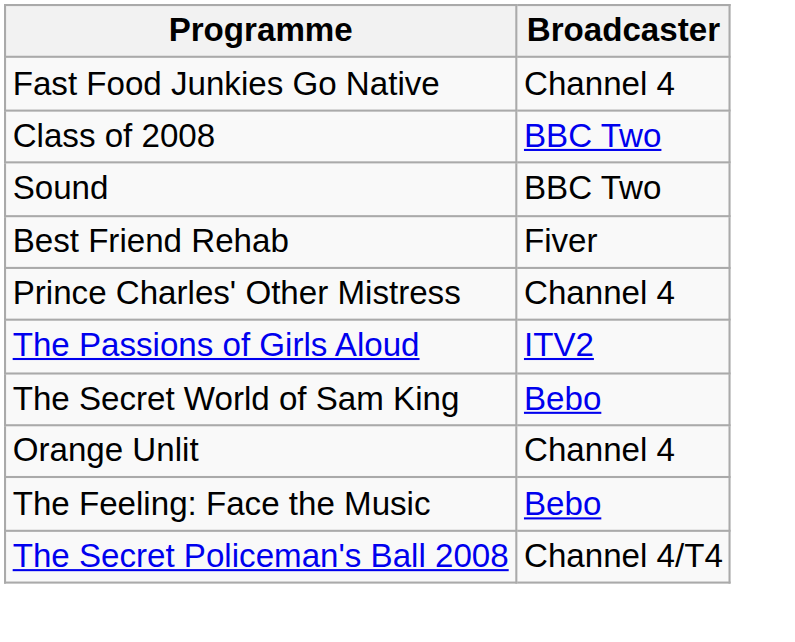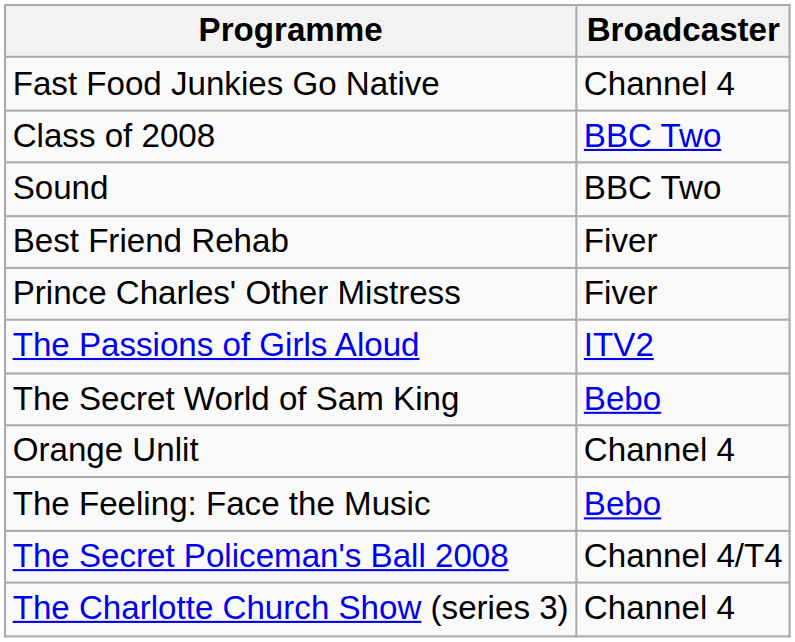(599, 293) Channel 4 -> (621, 293) Fiver
+ row: (291, 608)
